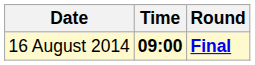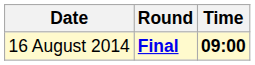columns swapped: (160, 18) <-> (218, 18)
